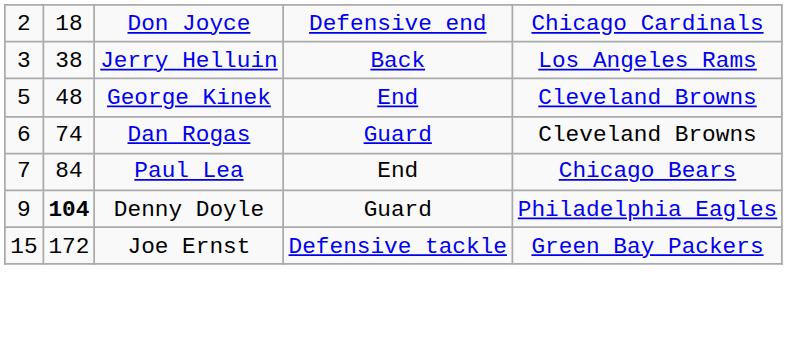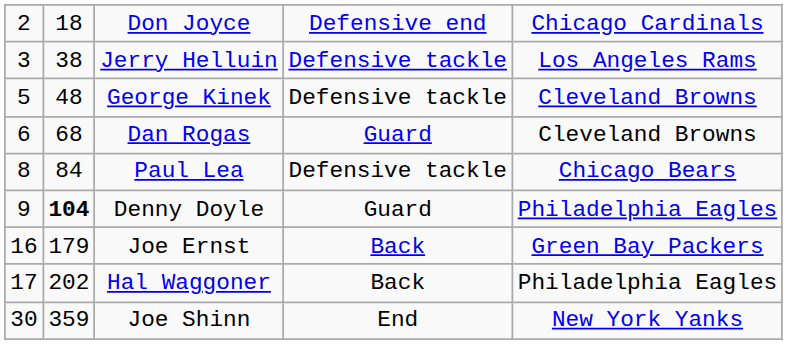(398, 60) Back -> (398, 60) Defensive tackle
(398, 98) End -> (398, 98) Defensive tackle
(69, 135) 74 -> (69, 135) 68
(24, 172) 7 -> (24, 172) 8
(398, 172) End -> (398, 172) Defensive tackle
(24, 246) 15 -> (24, 246) 16
(69, 246) 172 -> (69, 246) 179
(398, 246) Defensive tackle -> (398, 246) Back
+ row: (189, 283)
+ row: (189, 320)
